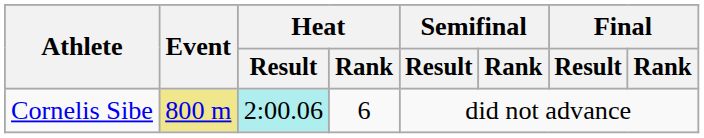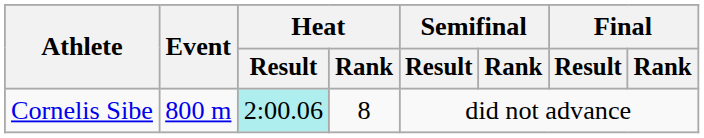(198, 110) khaki background -> (198, 110) no background
(364, 110) 6 -> (364, 110) 8
